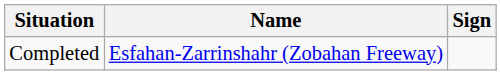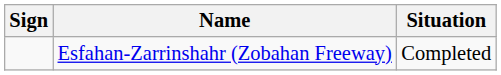columns swapped: (472, 20) <-> (54, 20)
